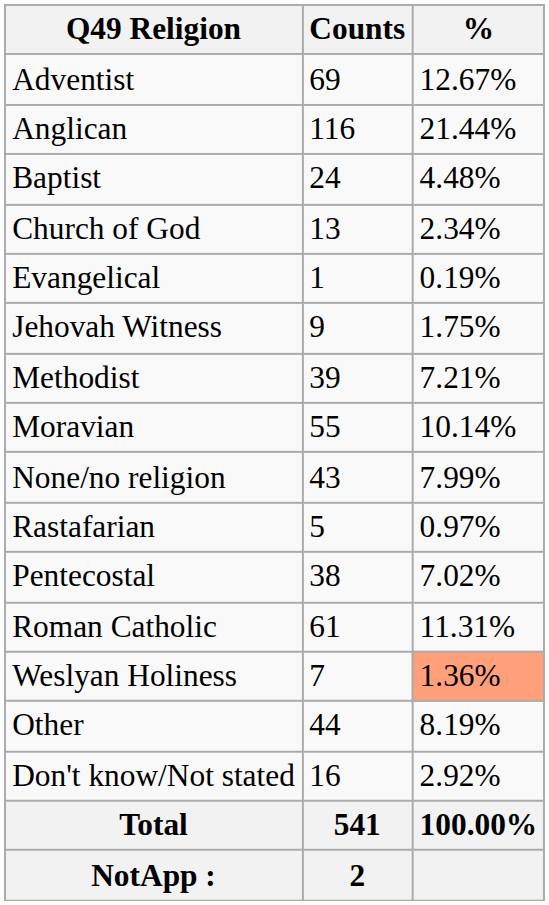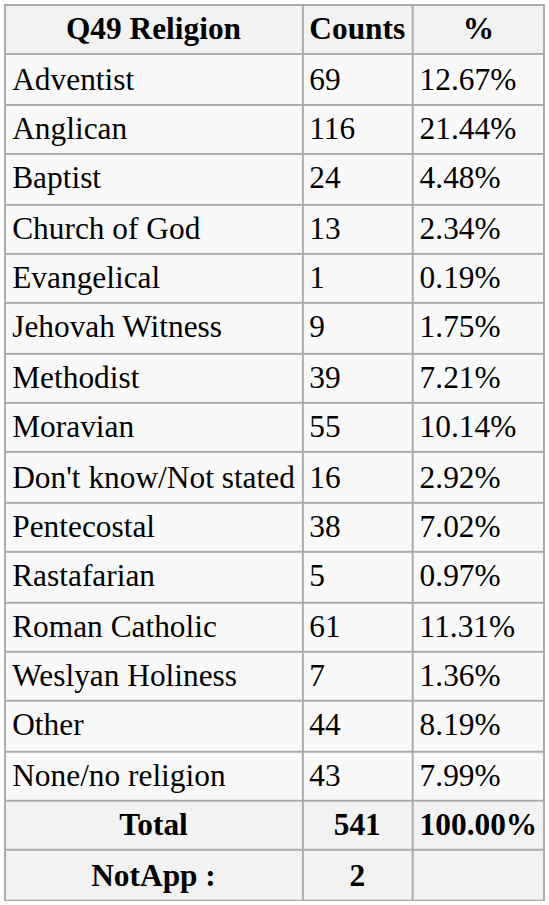rows swapped: (119, 476) <-> (154, 775)
rows swapped: (84, 576) <-> (84, 526)
(460, 675) lightsalmon background -> (460, 675) no background
